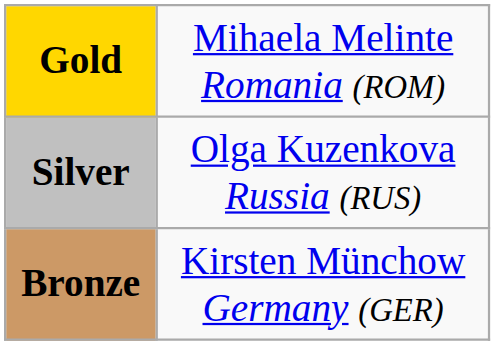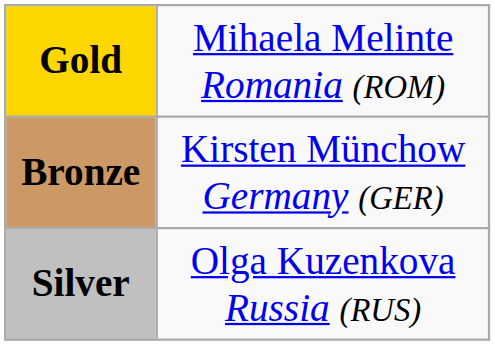rows swapped: (81, 171) <-> (81, 283)
